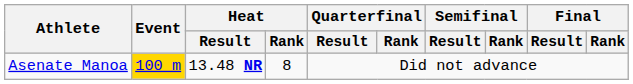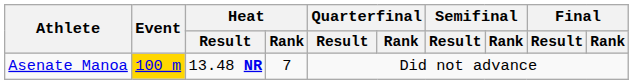(287, 66) 8 -> (287, 66) 7
